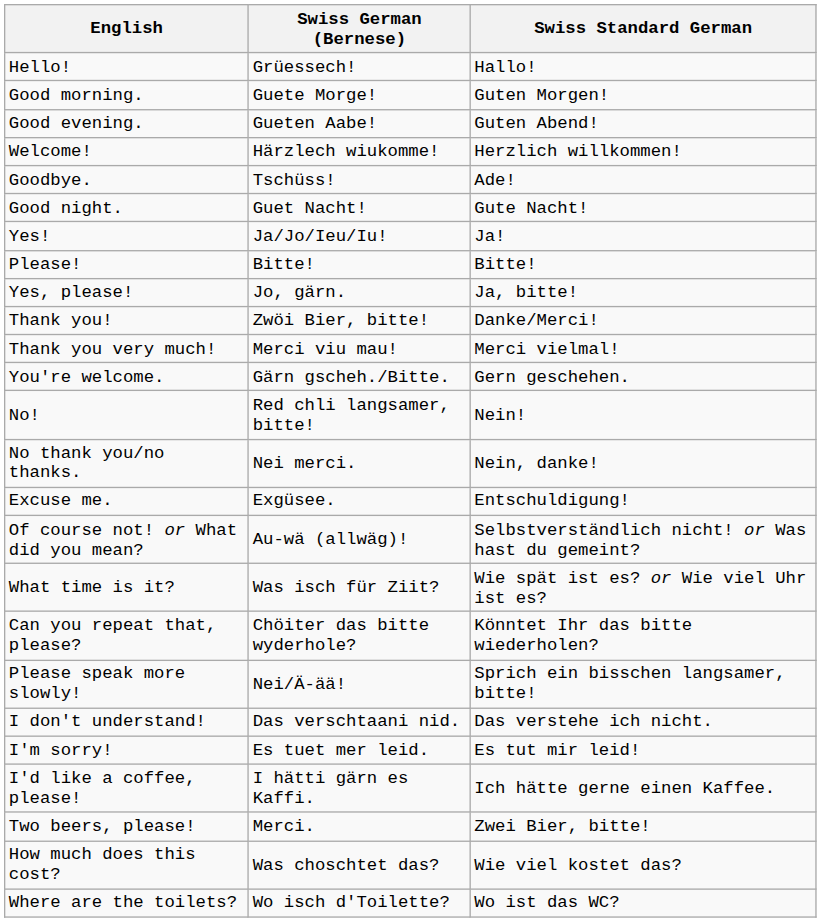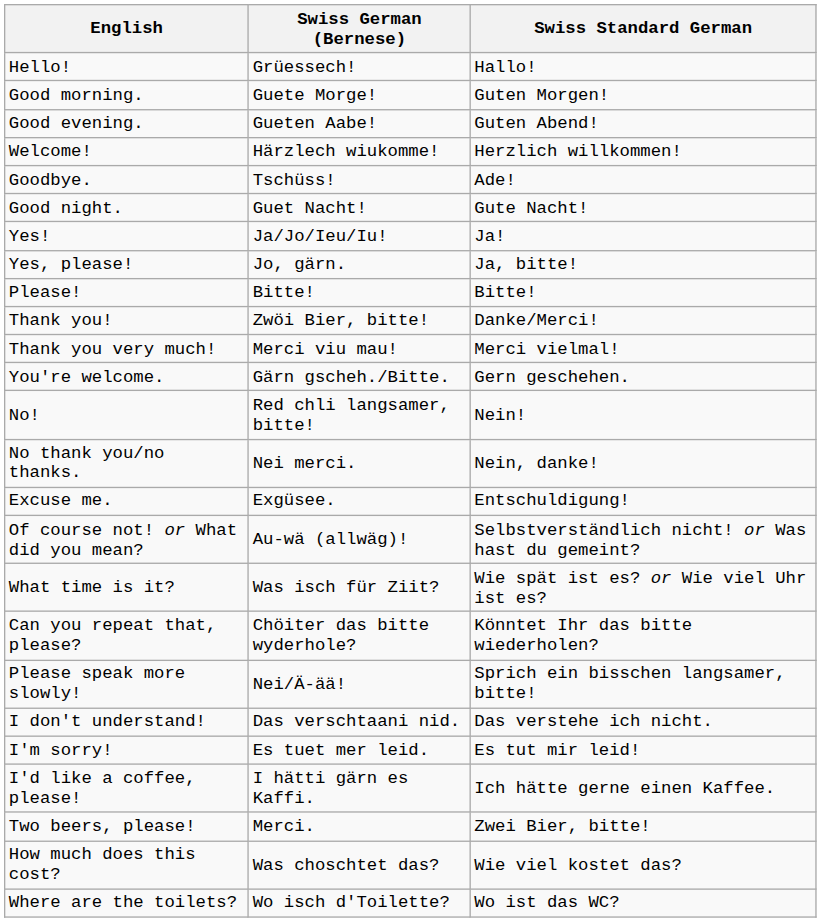rows swapped: (71, 292) <-> (45, 264)
